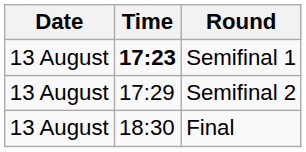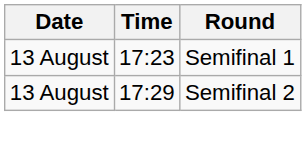(147, 57) bold -> (147, 57) normal
- row: (210, 127)
